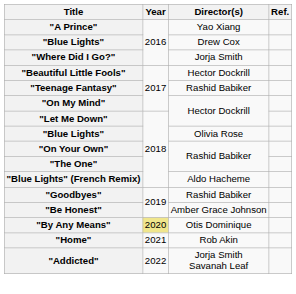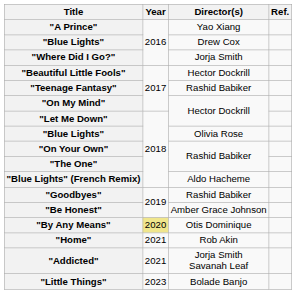(156, 261) 2022 -> (156, 261) 2021
+ row: (73, 281)
